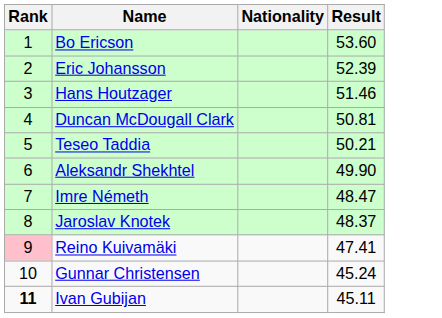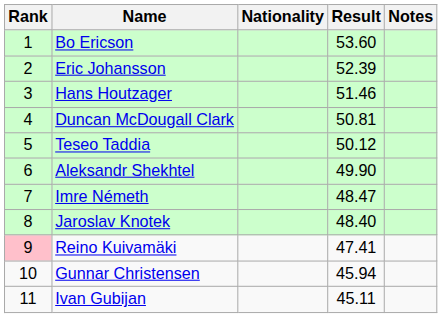+ column: (411, 17)
(356, 145) 50.21 -> (356, 145) 50.12
(356, 222) 48.37 -> (356, 222) 48.40
(356, 273) 45.24 -> (356, 273) 45.94
(28, 299) bold -> (28, 299) normal
